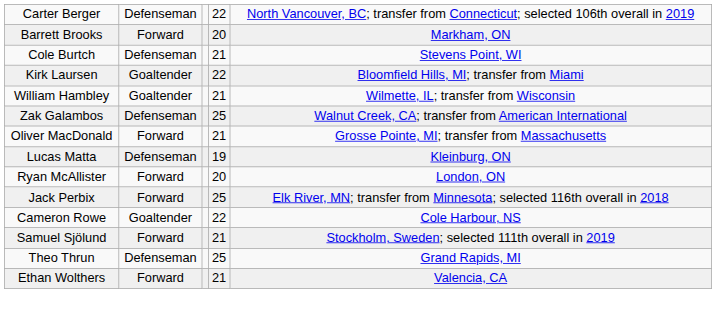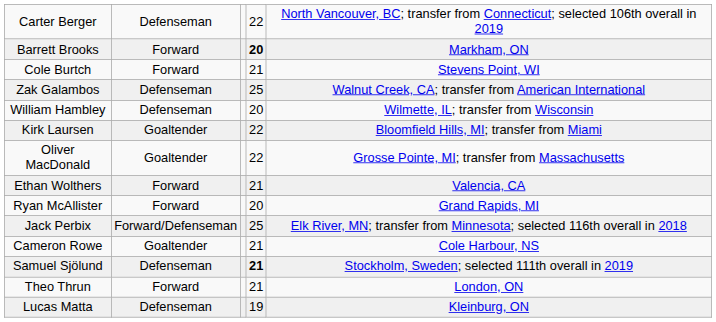(219, 34) normal -> (256, 49) bold
(160, 55) Defenseman -> (176, 69) Forward
rows swapped: (62, 116) <-> (62, 75)
(160, 95) Goaltender -> (176, 110) Defenseman
(219, 95) 21 -> (256, 110) 20
(160, 136) Forward -> (176, 158) Goaltender
(219, 136) 21 -> (256, 158) 22
rows swapped: (62, 156) <-> (62, 278)
(471, 177) London, ON -> (489, 205) Grand Rapids, MI
(160, 197) Forward -> (176, 226) Forward/Defenseman
(219, 217) 22 -> (256, 246) 21
(160, 237) Forward -> (176, 266) Defenseman
(219, 237) normal -> (256, 266) bold
(160, 258) Defenseman -> (176, 287) Forward
(219, 258) 25 -> (256, 287) 21
(471, 258) Grand Rapids, MI -> (489, 287) London, ON
